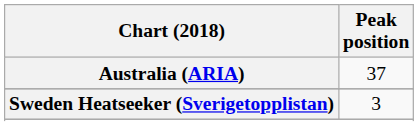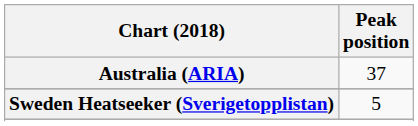(376, 103) 3 -> (376, 103) 5
